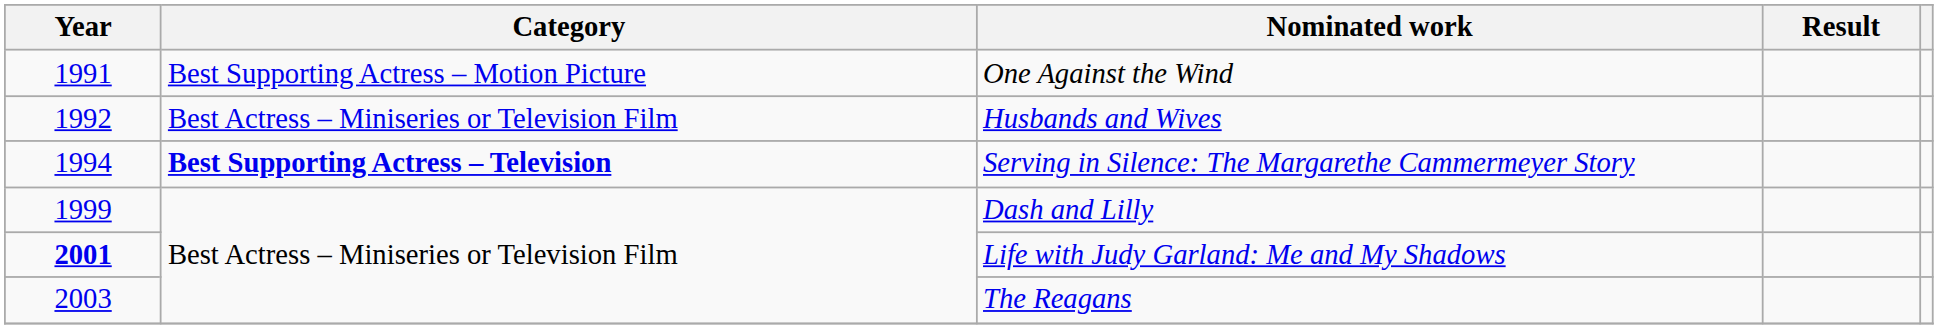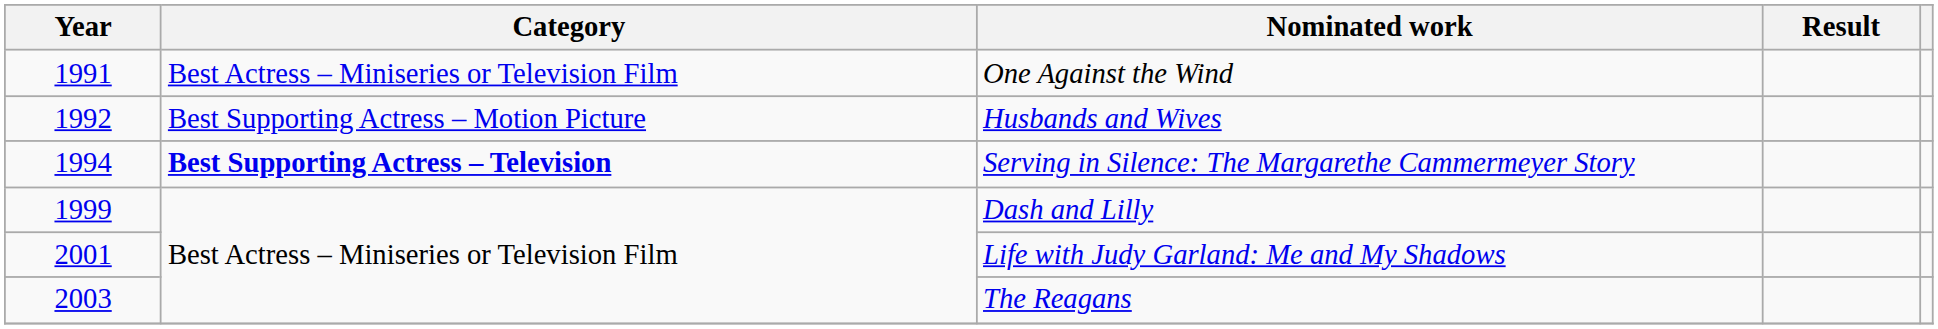(407, 72) Best Supporting Actress – Motion Picture -> (423, 72) Best Actress – Miniseries or Television Film
(423, 118) Best Actress – Miniseries or Television Film -> (407, 118) Best Supporting Actress – Motion Picture
(83, 254) bold -> (83, 254) normal
